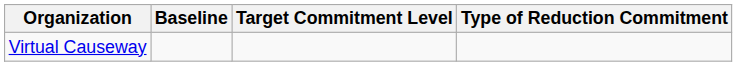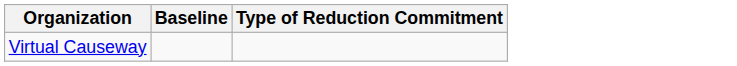- column: (344, 18)
